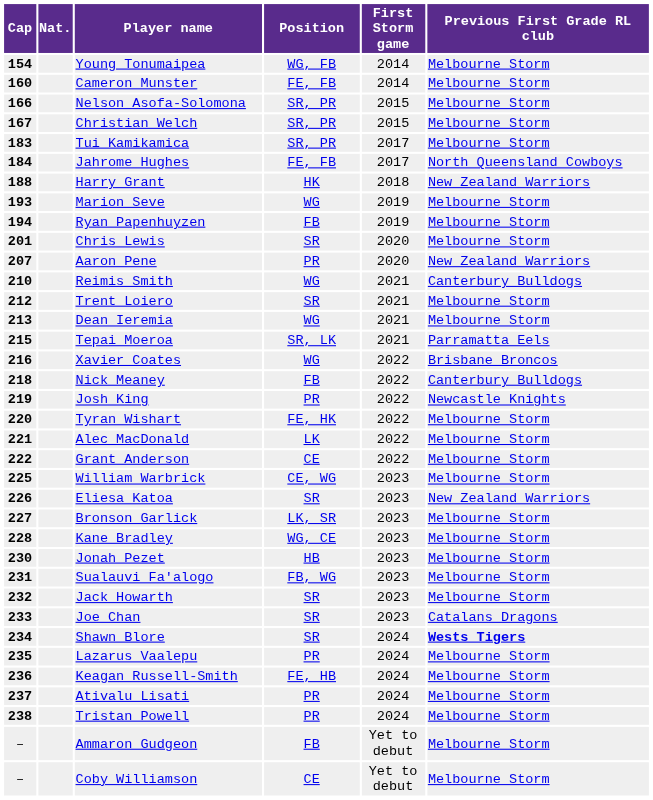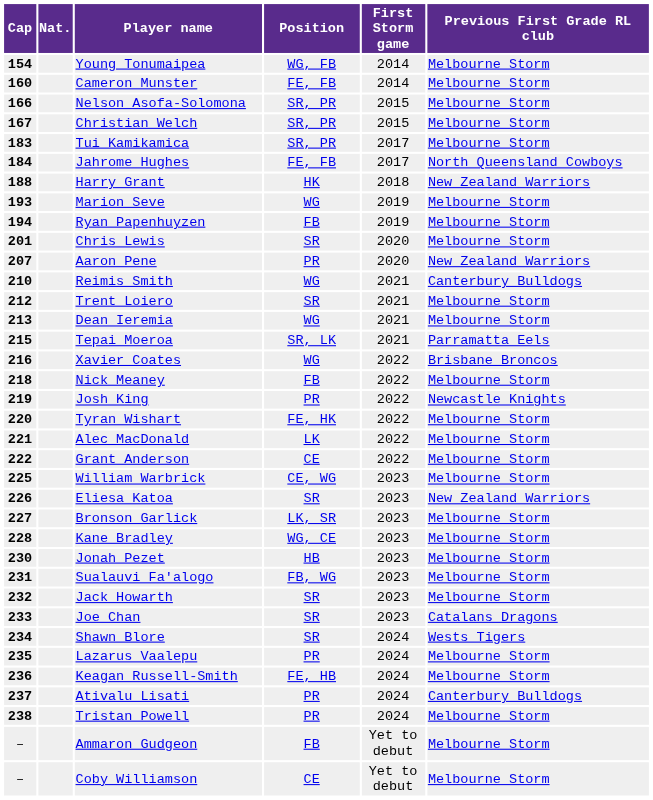(505, 380) Canterbury Bulldogs -> (489, 380) Melbourne Storm
(477, 637) bold -> (477, 637) normal
(489, 696) Melbourne Storm -> (505, 696) Canterbury Bulldogs
